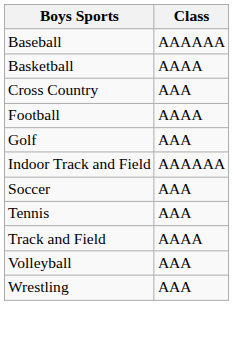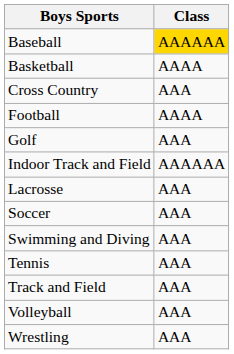(192, 41) no background -> (192, 41) gold background
+ row: (36, 189)
+ row: (79, 238)
(180, 238) AAAA -> (175, 287) AAA
